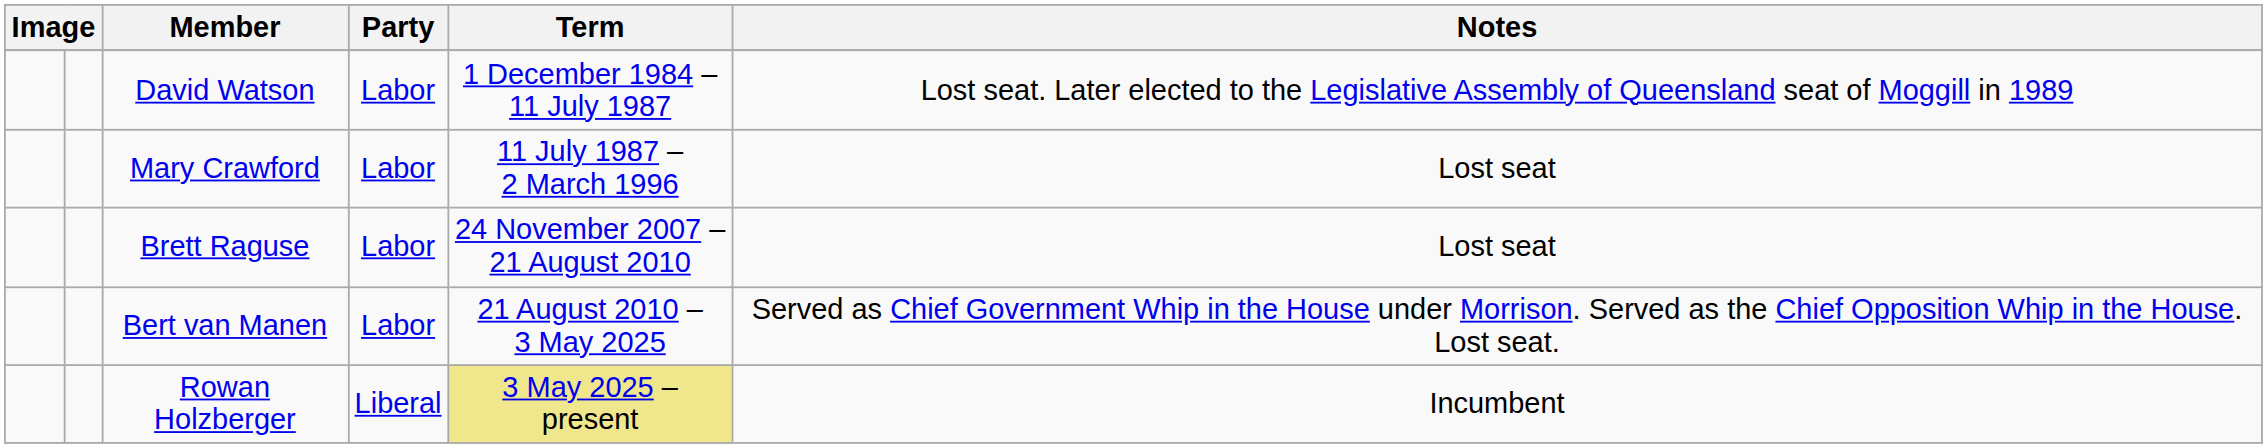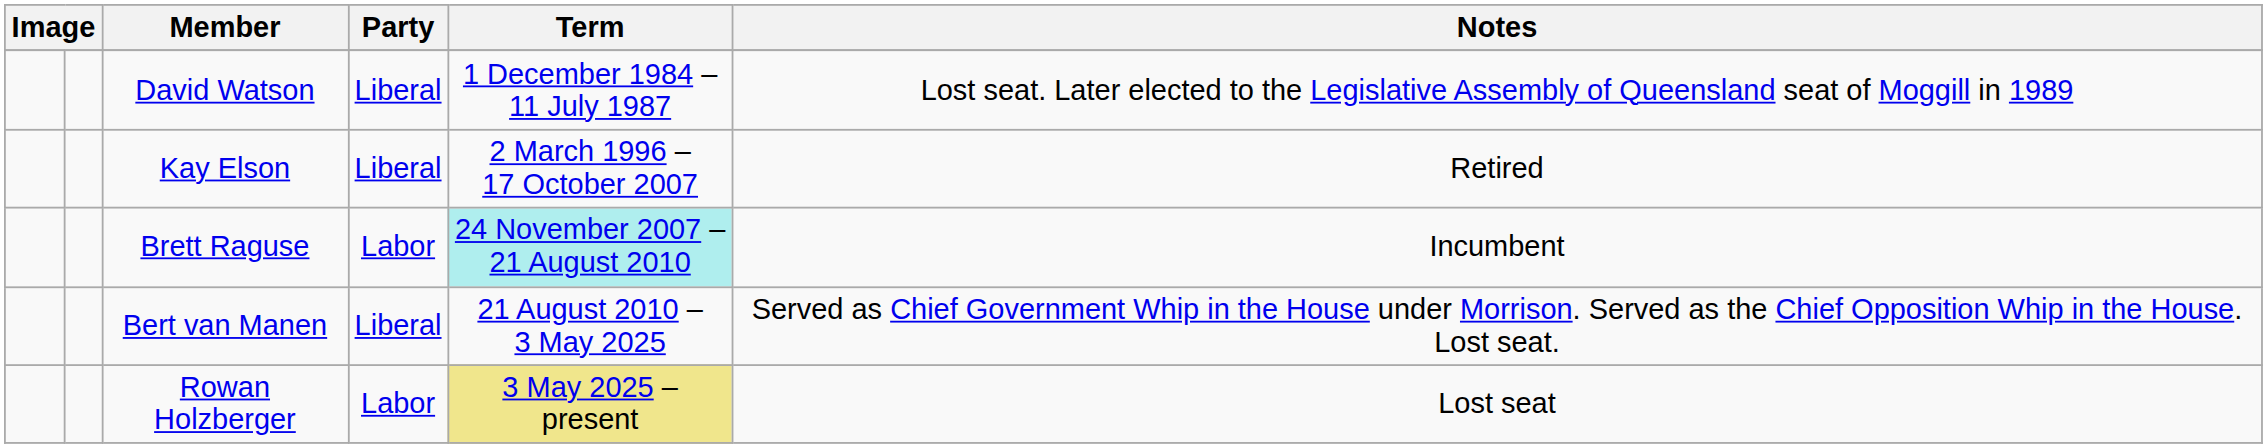(398, 89) Labor -> (398, 89) Liberal
- row: (225, 168)
+ row: (225, 168)
(590, 246) no background -> (590, 246) paleturquoise background
(1497, 246) Lost seat -> (1497, 246) Incumbent
(398, 325) Labor -> (398, 325) Liberal
(398, 403) Liberal -> (398, 403) Labor
(1497, 403) Incumbent -> (1497, 403) Lost seat
